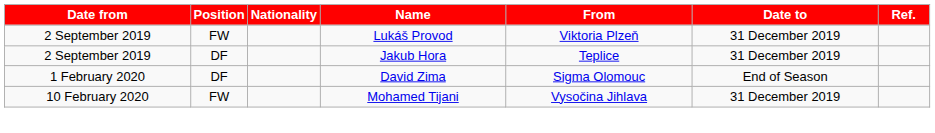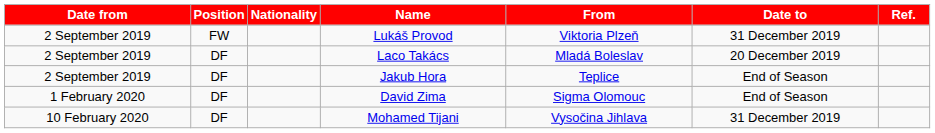+ row: (413, 56)
(785, 56) 31 December 2019 -> (785, 77) End of Season
(219, 97) FW -> (219, 117) DF
